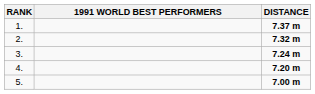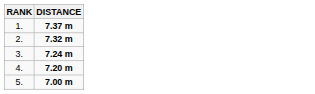- column: (148, 12)
